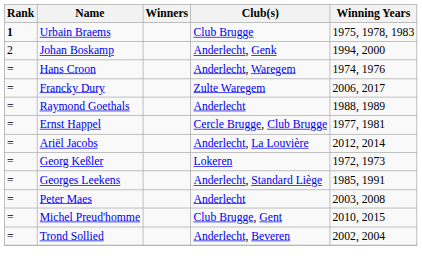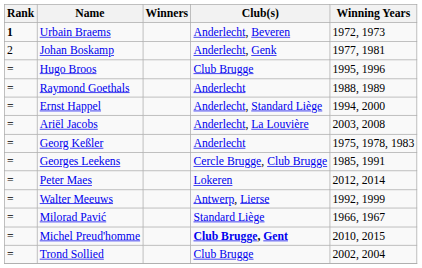(224, 32) Club Brugge -> (242, 32) Anderlecht, Beveren
(373, 32) 1975, 1978, 1983 -> (359, 32) 1972, 1973
(359, 50) 1994, 2000 -> (359, 50) 1977, 1981
+ row: (68, 69)
- row: (68, 69)
- row: (72, 87)
(260, 124) Cercle Brugge, Club Brugge -> (258, 106) Anderlecht, Standard Liège
(359, 124) 1977, 1981 -> (359, 106) 1994, 2000
(359, 143) 2012, 2014 -> (359, 124) 2003, 2008
(213, 161) Lokeren -> (219, 143) Anderlecht
(359, 161) 1972, 1973 -> (373, 143) 1975, 1978, 1983
(258, 180) Anderlecht, Standard Liège -> (260, 161) Cercle Brugge, Club Brugge
(219, 198) Anderlecht -> (213, 180) Lokeren
(359, 198) 2003, 2008 -> (359, 180) 2012, 2014
+ row: (76, 198)
+ row: (73, 217)
(238, 217) normal -> (241, 236) bold
(242, 236) Anderlecht, Beveren -> (224, 254) Club Brugge
